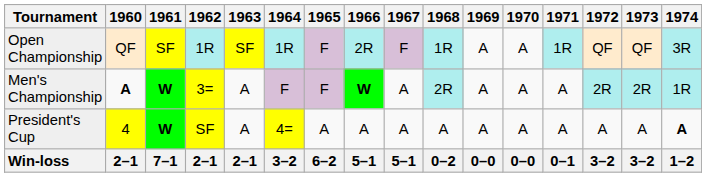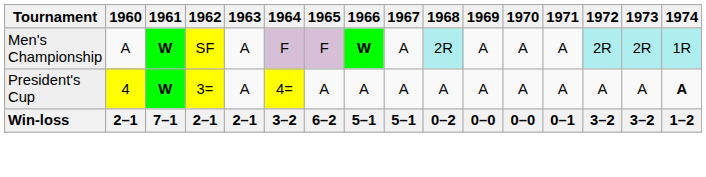- row: (55, 49)
(126, 89) bold -> (126, 49) normal
(205, 89) 3= -> (205, 49) SF
(205, 129) SF -> (205, 89) 3=
